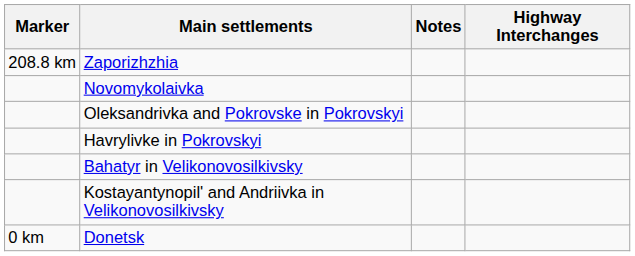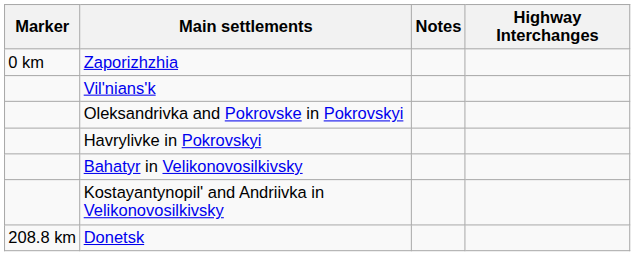(42, 62) 208.8 km -> (26, 62) 0 km
+ row: (120, 88)
- row: (144, 88)
(26, 237) 0 km -> (42, 237) 208.8 km
